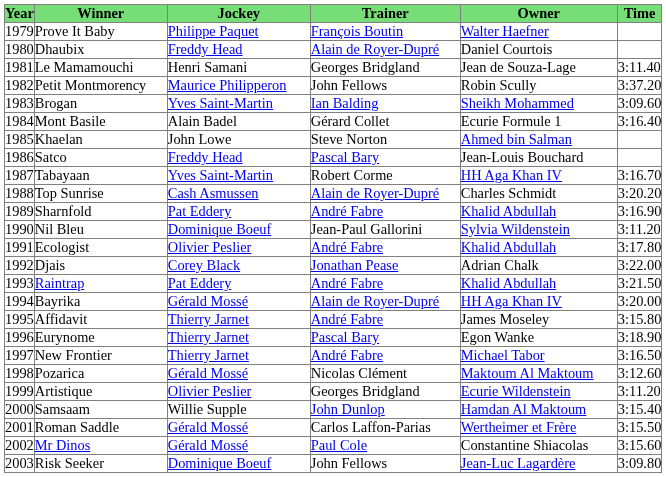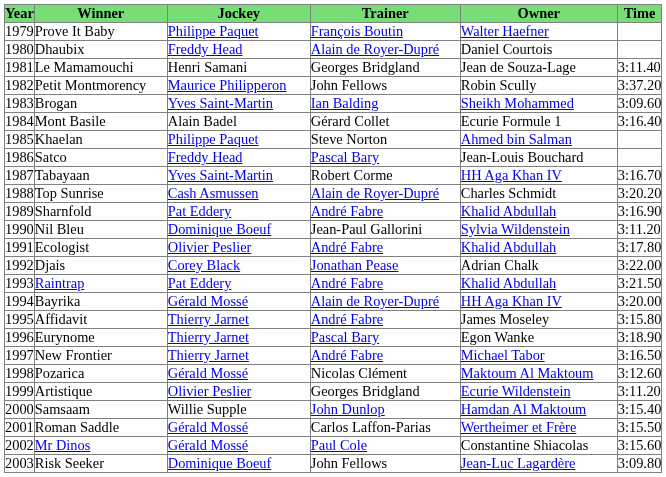(200, 139) John Lowe -> (213, 139) Philippe Paquet
